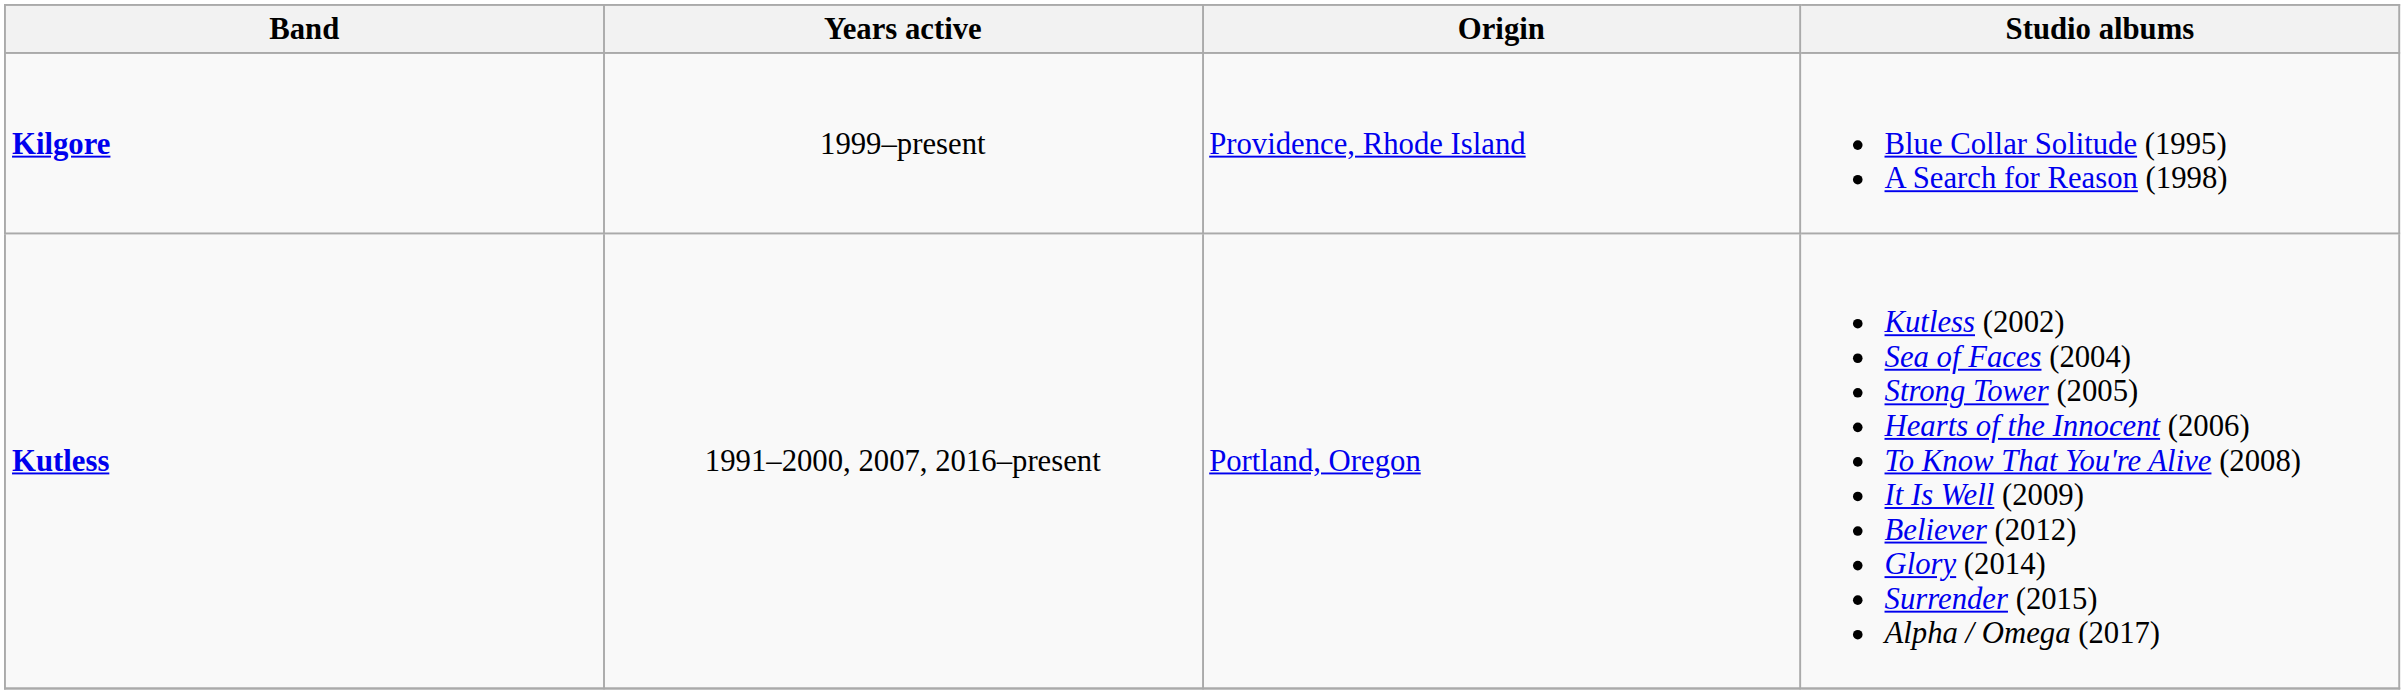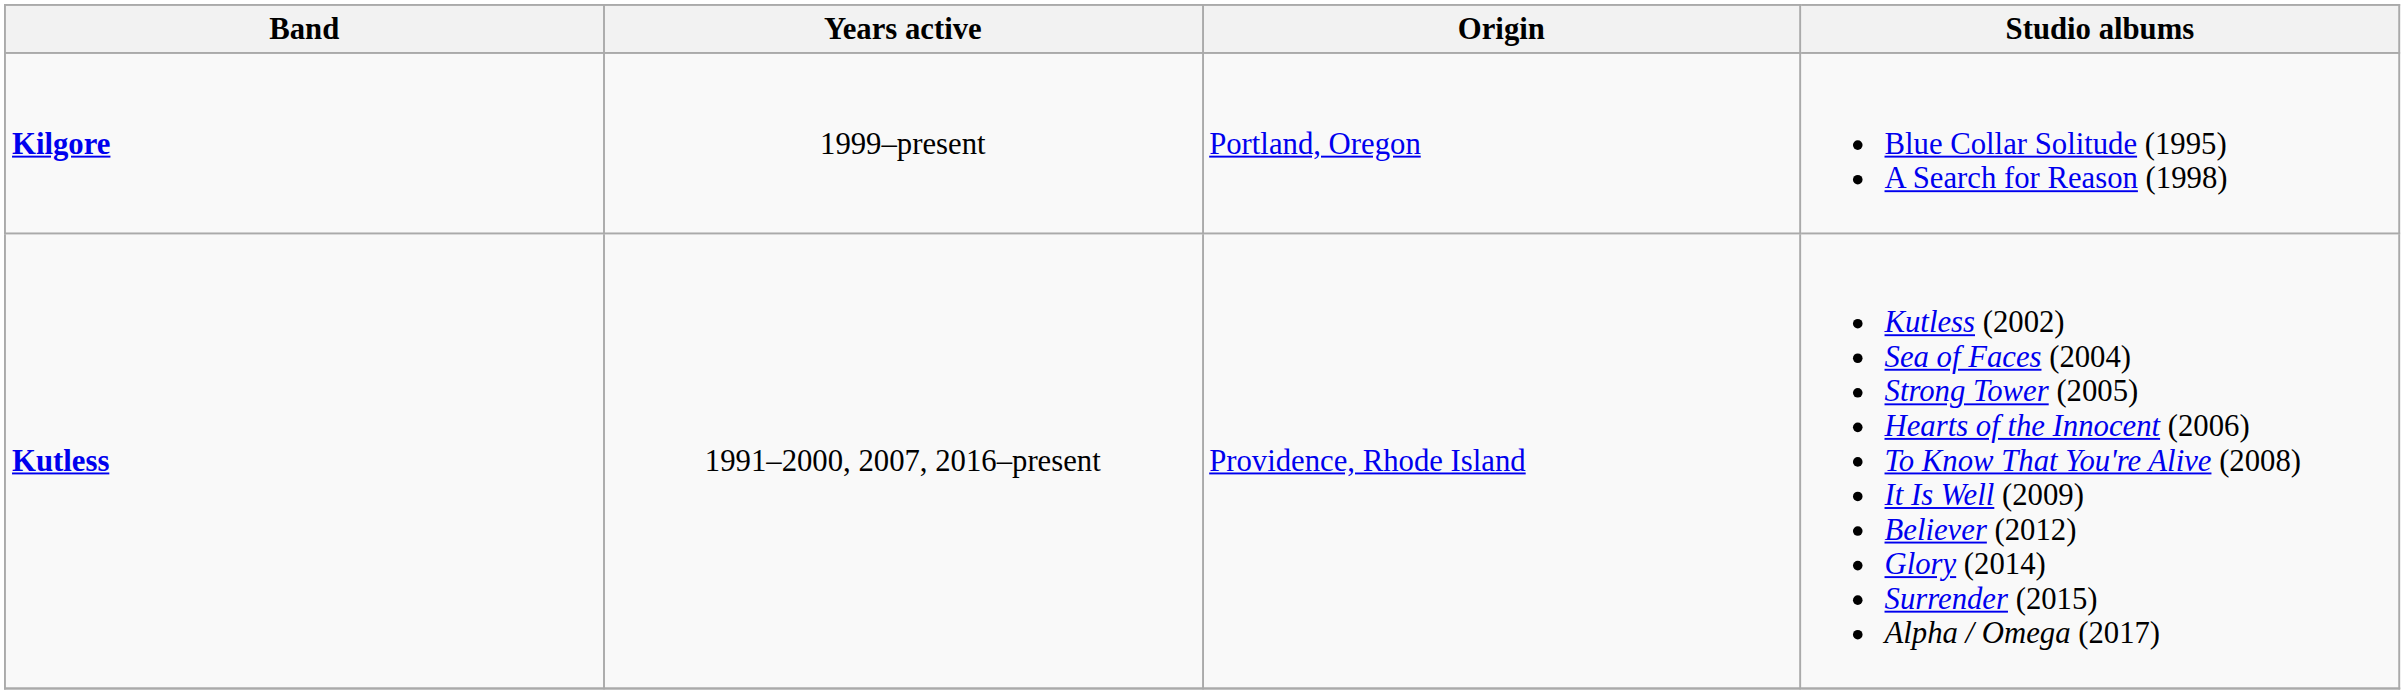(1367, 142) Providence, Rhode Island -> (1315, 142) Portland, Oregon
(1315, 460) Portland, Oregon -> (1367, 460) Providence, Rhode Island
